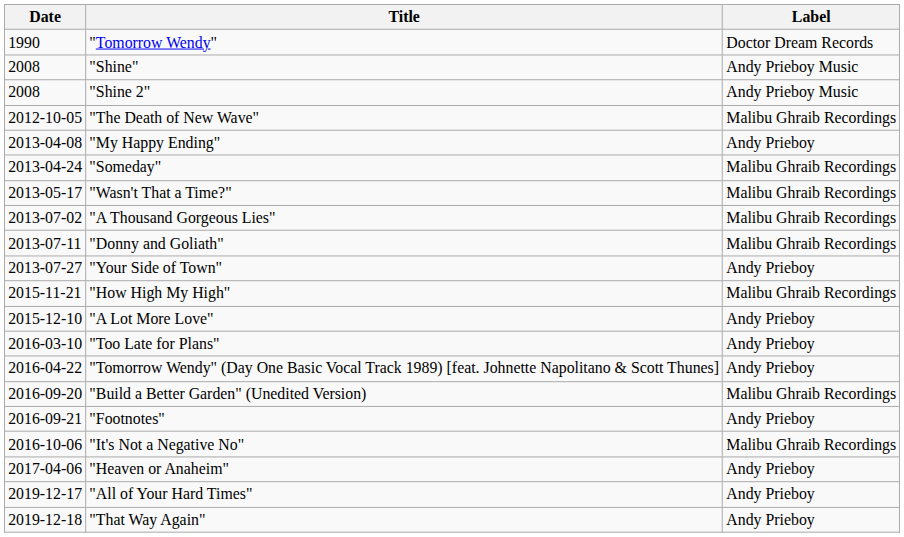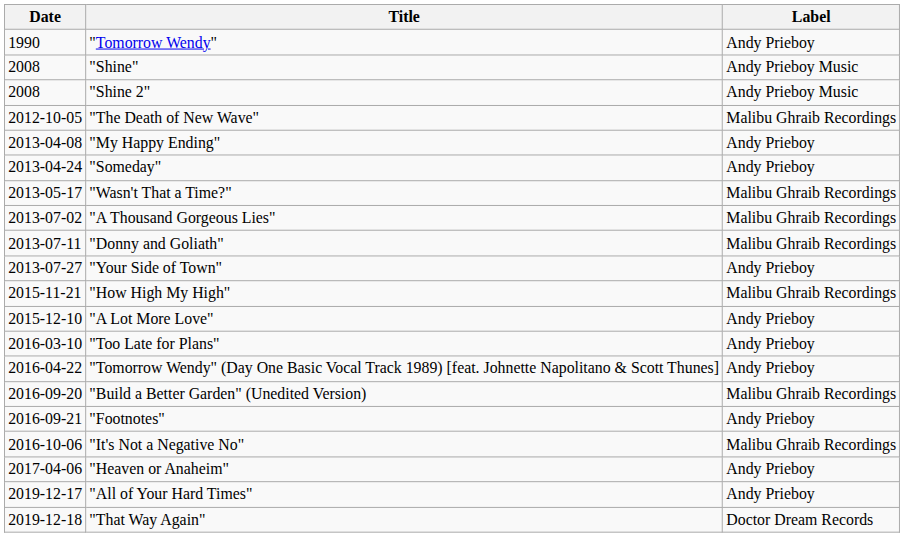(800, 42) Doctor Dream Records -> (771, 42) Andy Prieboy
(811, 167) Malibu Ghraib Recordings -> (771, 167) Andy Prieboy
(771, 519) Andy Prieboy -> (800, 519) Doctor Dream Records
